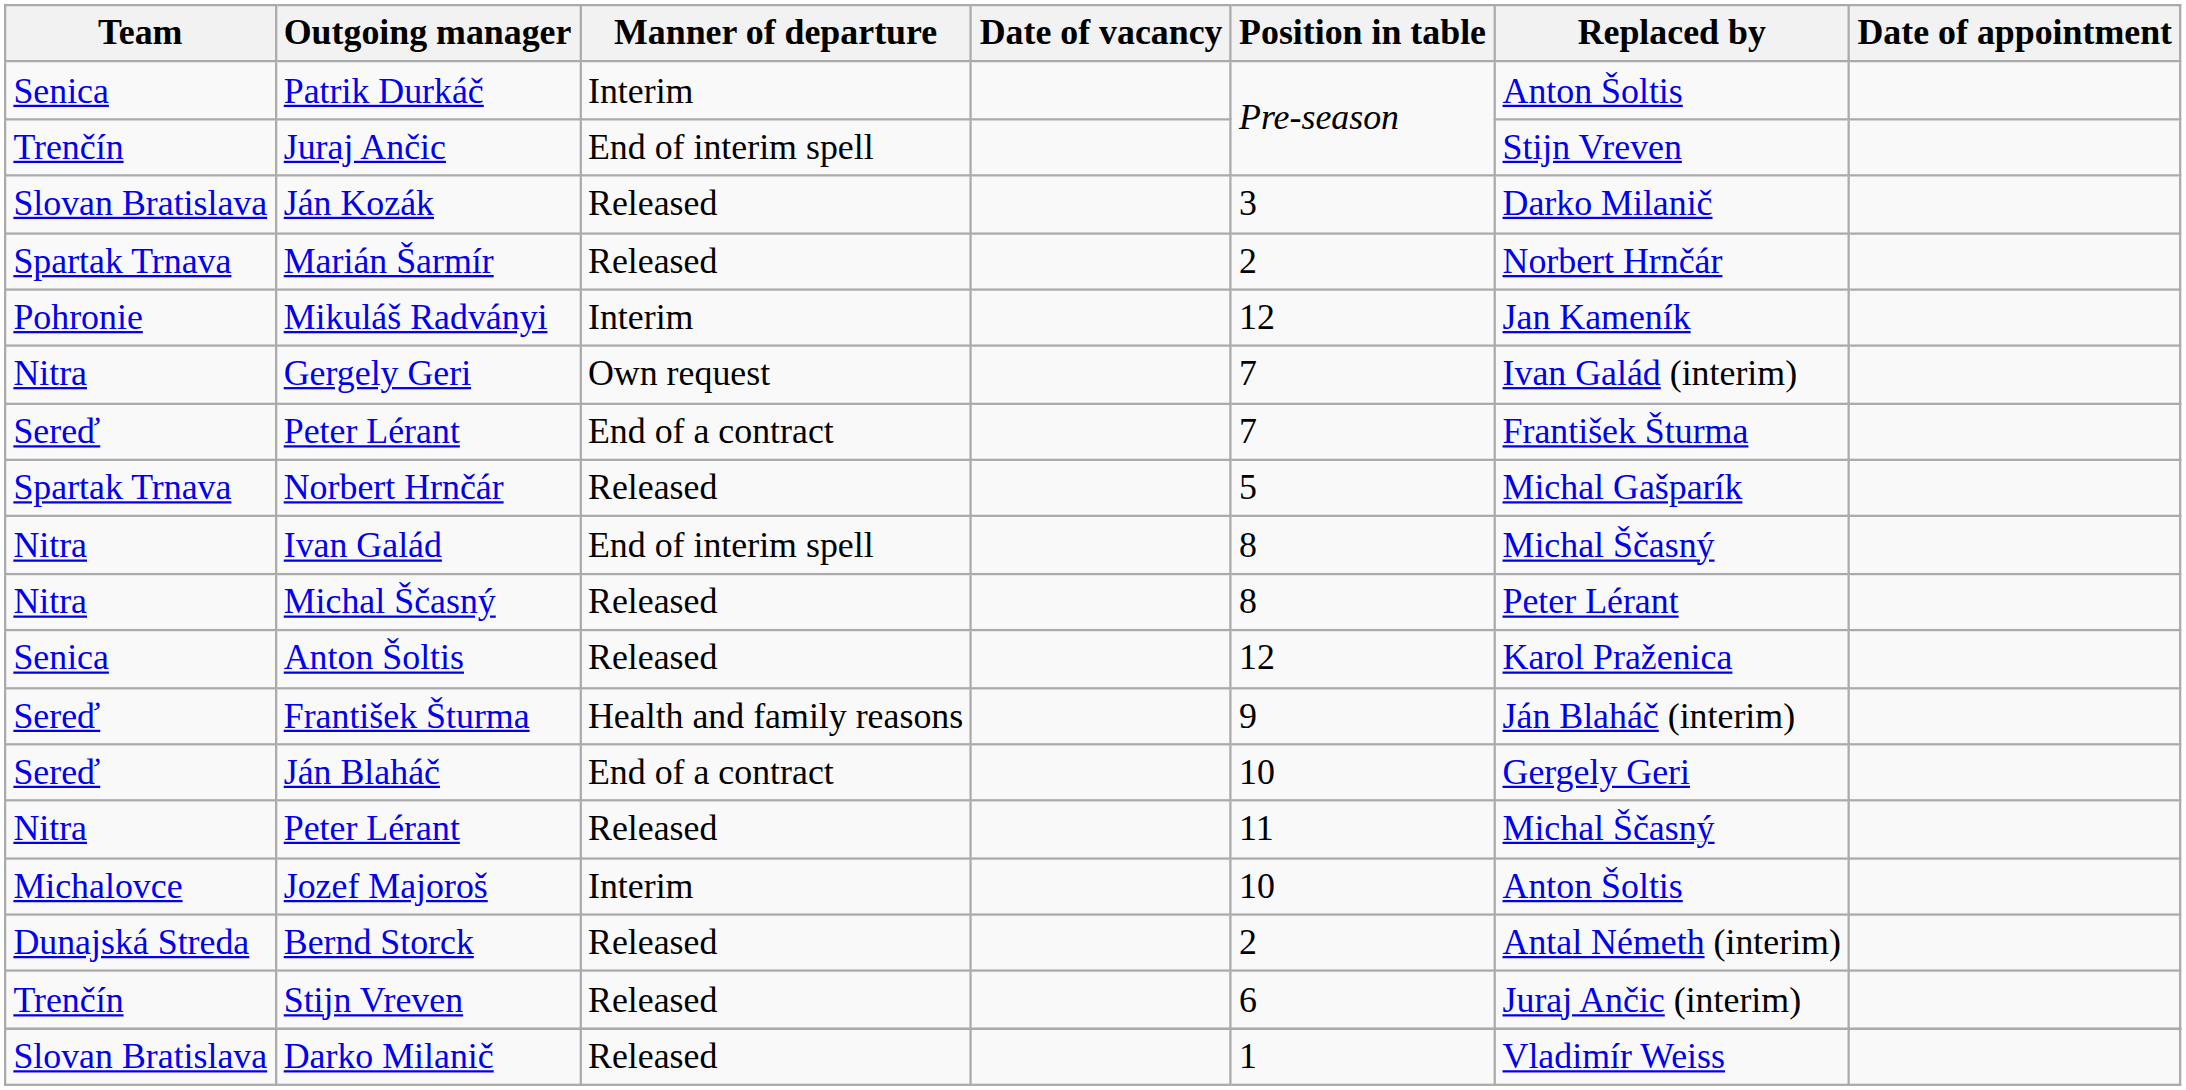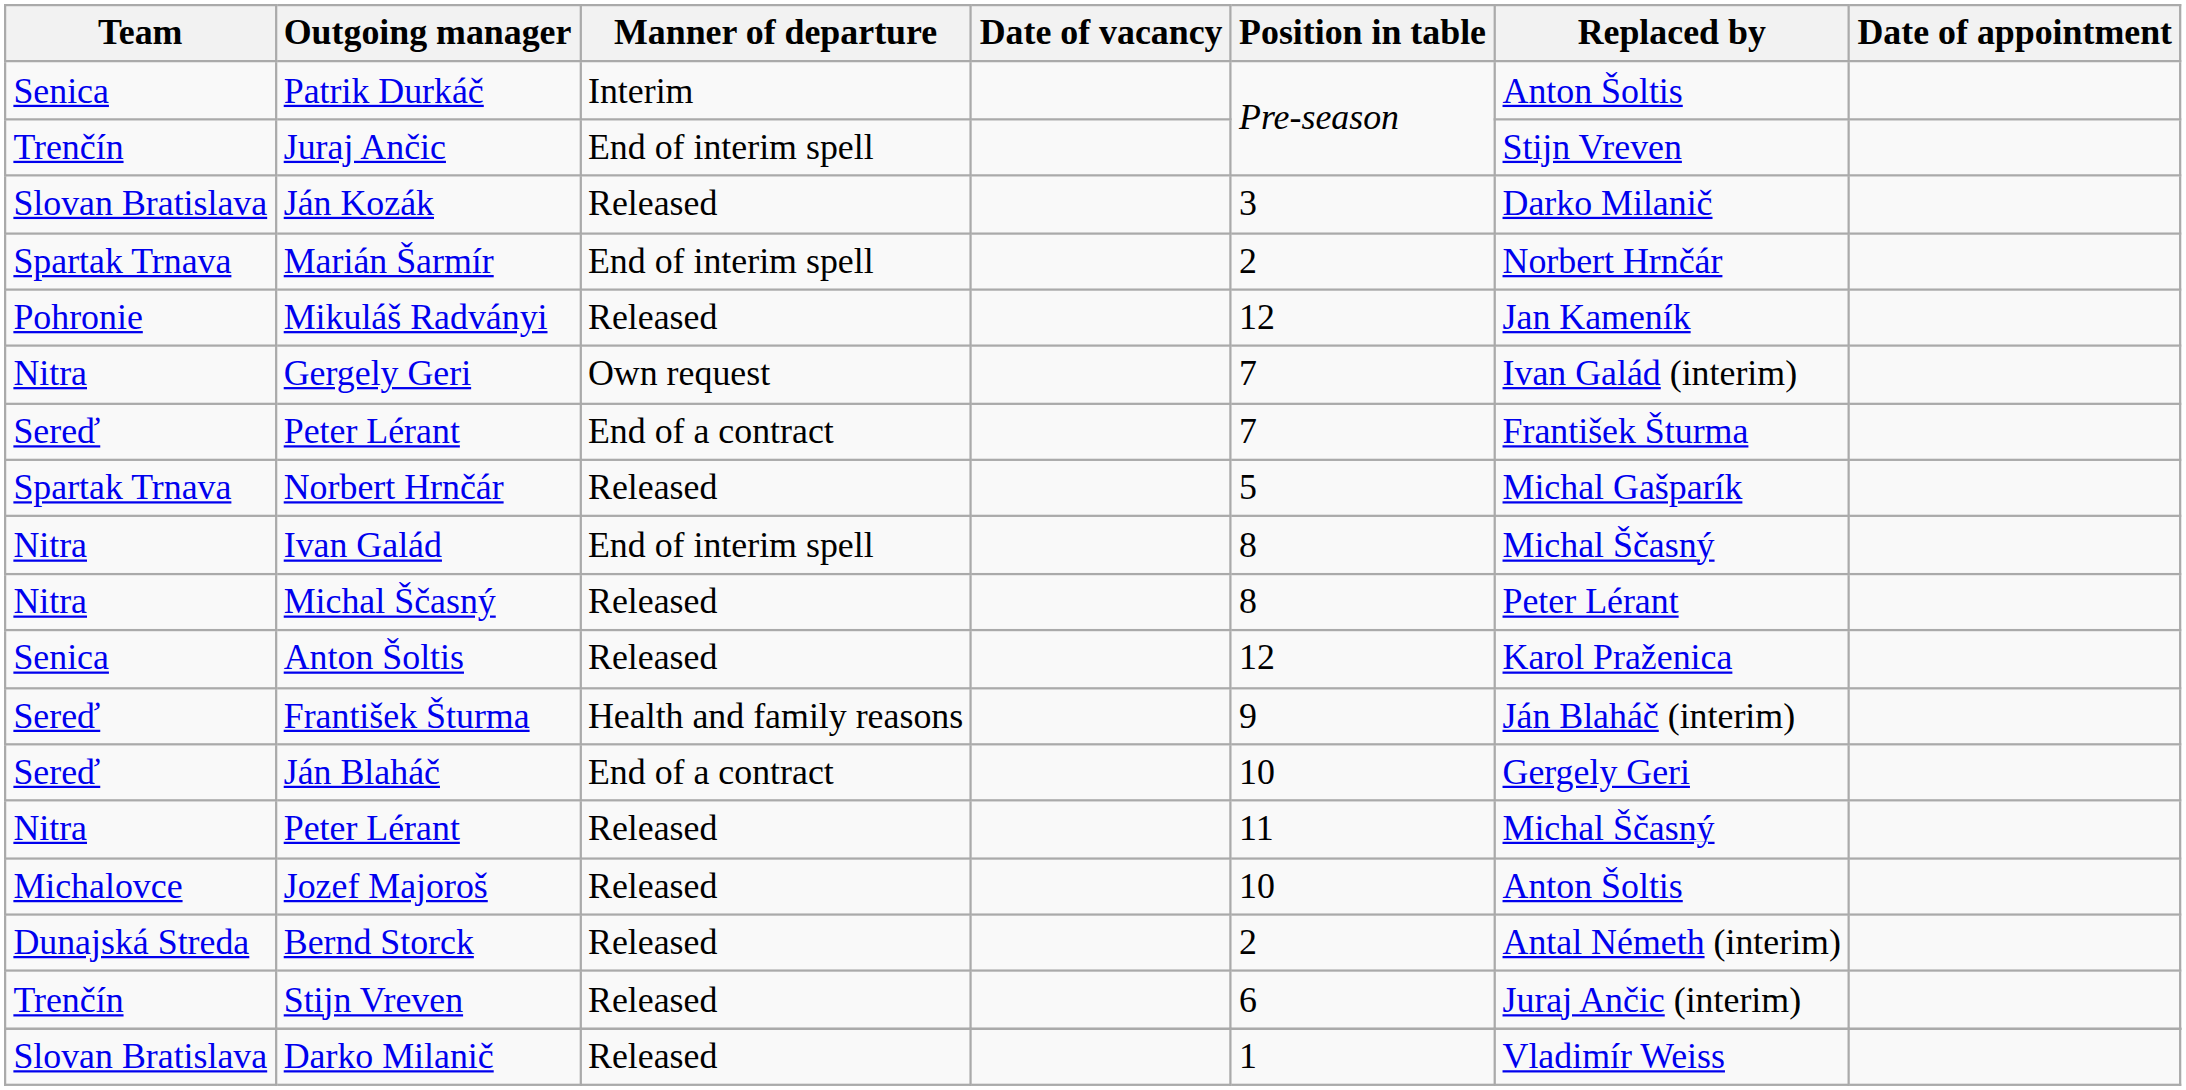(653, 260) Released -> (731, 260) End of interim spell
(641, 317) Interim -> (653, 317) Released
(641, 885) Interim -> (653, 885) Released
